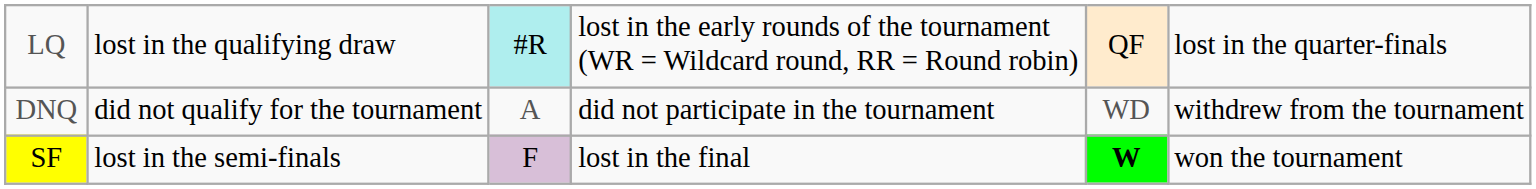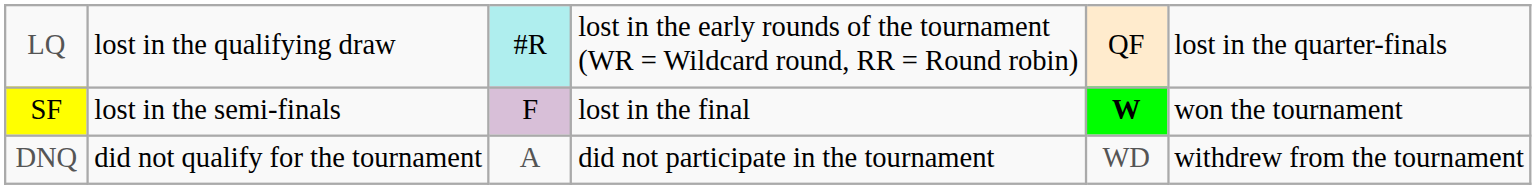rows swapped: (46, 159) <-> (46, 111)
